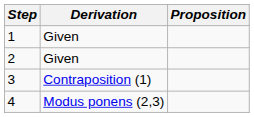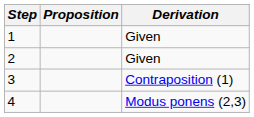columns swapped: (208, 15) <-> (104, 15)
